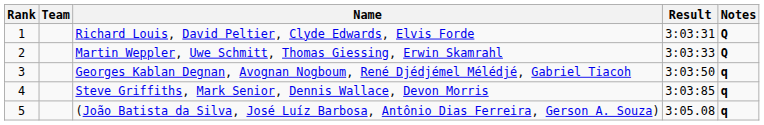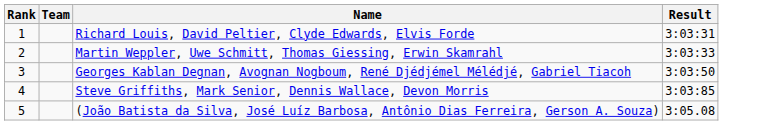- column: (739, 14)
